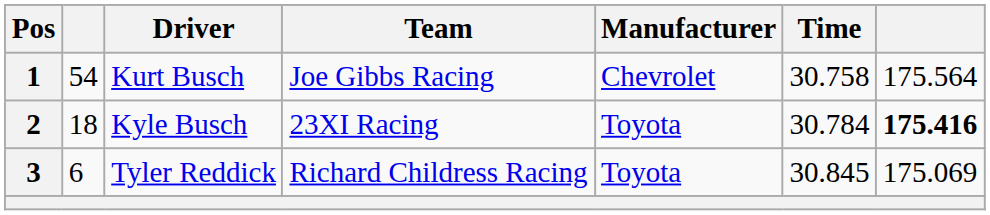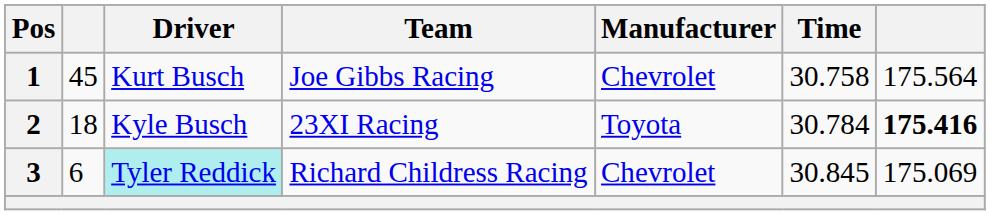(83, 76) 54 -> (83, 76) 45
(194, 172) no background -> (194, 172) paleturquoise background
(641, 172) Toyota -> (658, 172) Chevrolet
